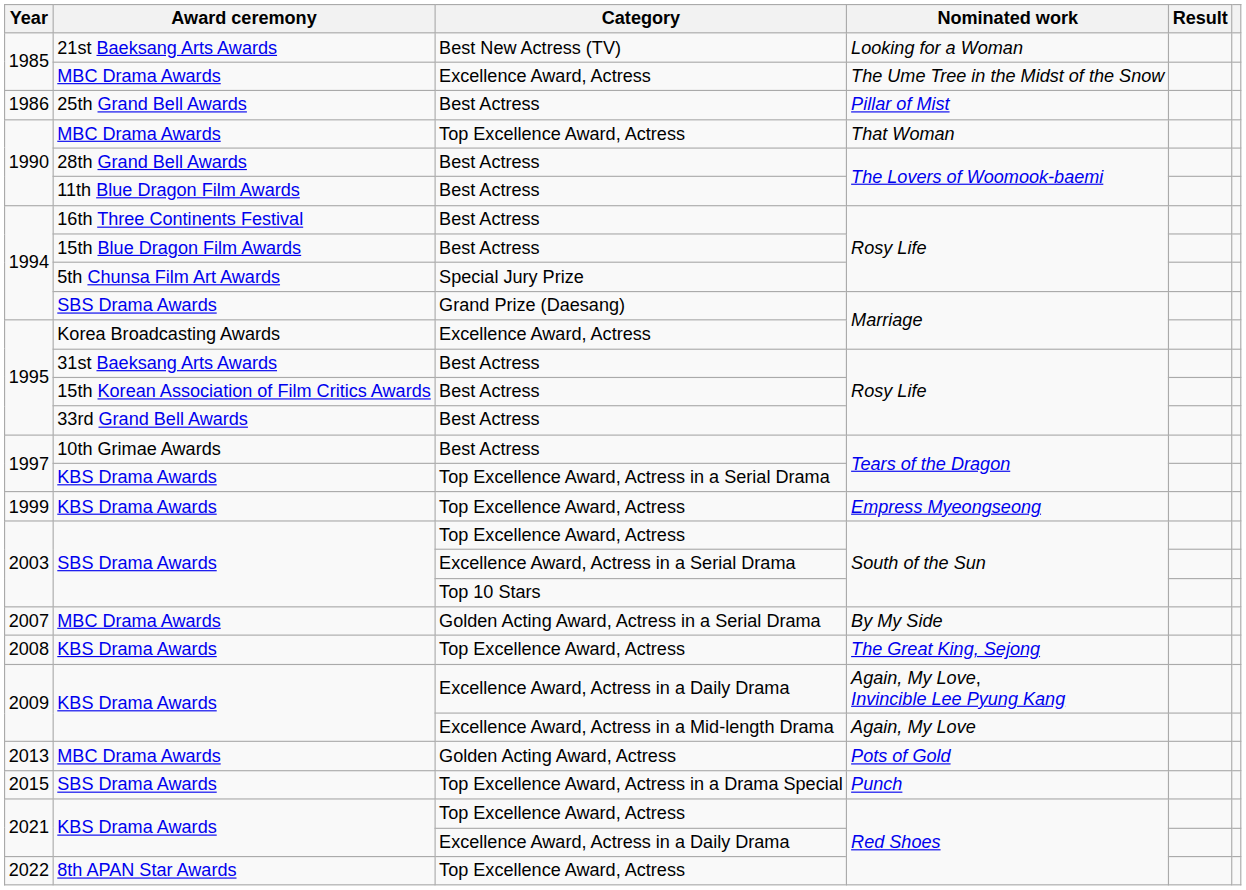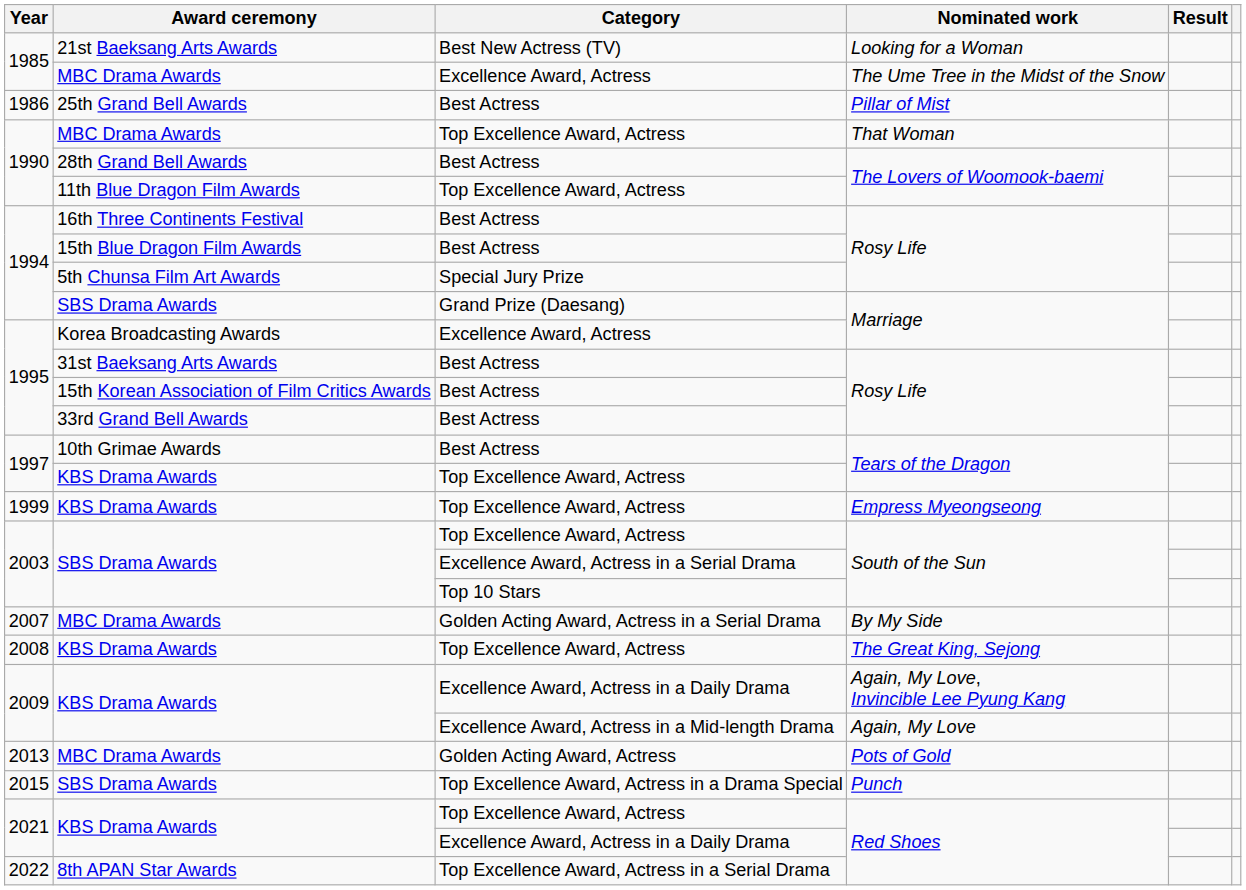(489, 190) Best Actress -> (562, 190) Top Excellence Award, Actress
(634, 477) Top Excellence Award, Actress in a Serial Drama -> (562, 477) Top Excellence Award, Actress
(562, 870) Top Excellence Award, Actress -> (634, 870) Top Excellence Award, Actress in a Serial Drama
